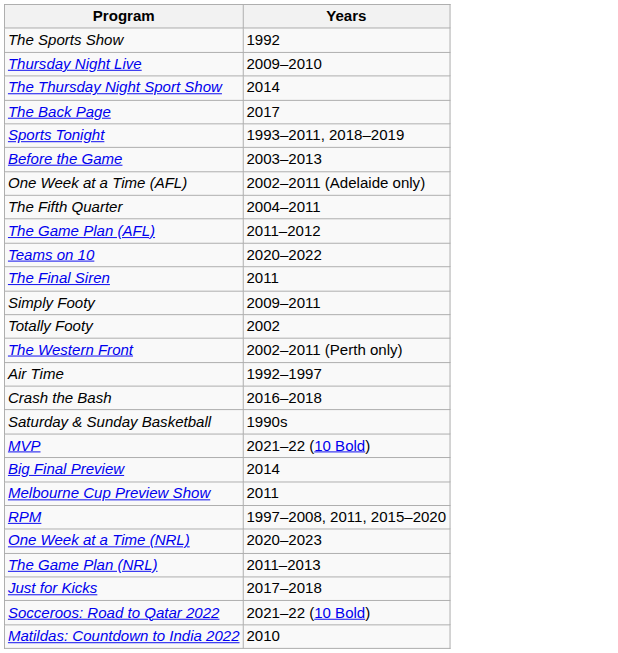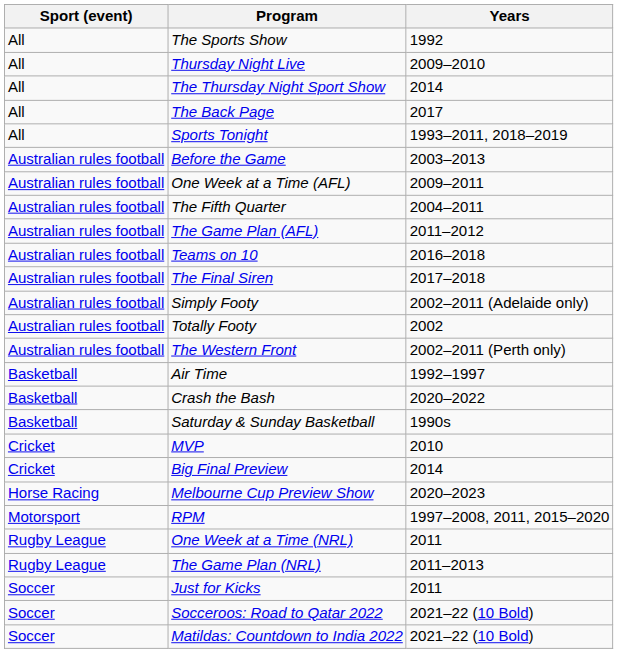+ column: (86, 16)
(336, 183) 2002–2011 (Adelaide only) -> (447, 183) 2009–2011
(284, 254) 2020–2022 -> (447, 254) 2016–2018
(263, 278) 2011 -> (447, 278) 2017–2018
(284, 302) 2009–2011 -> (499, 302) 2002–2011 (Adelaide only)
(284, 398) 2016–2018 -> (447, 398) 2020–2022
(308, 445) 2021–22 (10 Bold) -> (426, 445) 2010
(263, 493) 2011 -> (447, 493) 2020–2023
(284, 541) 2020–2023 -> (426, 541) 2011
(284, 588) 2017–2018 -> (426, 588) 2011
(263, 636) 2010 -> (472, 636) 2021–22 (10 Bold)
